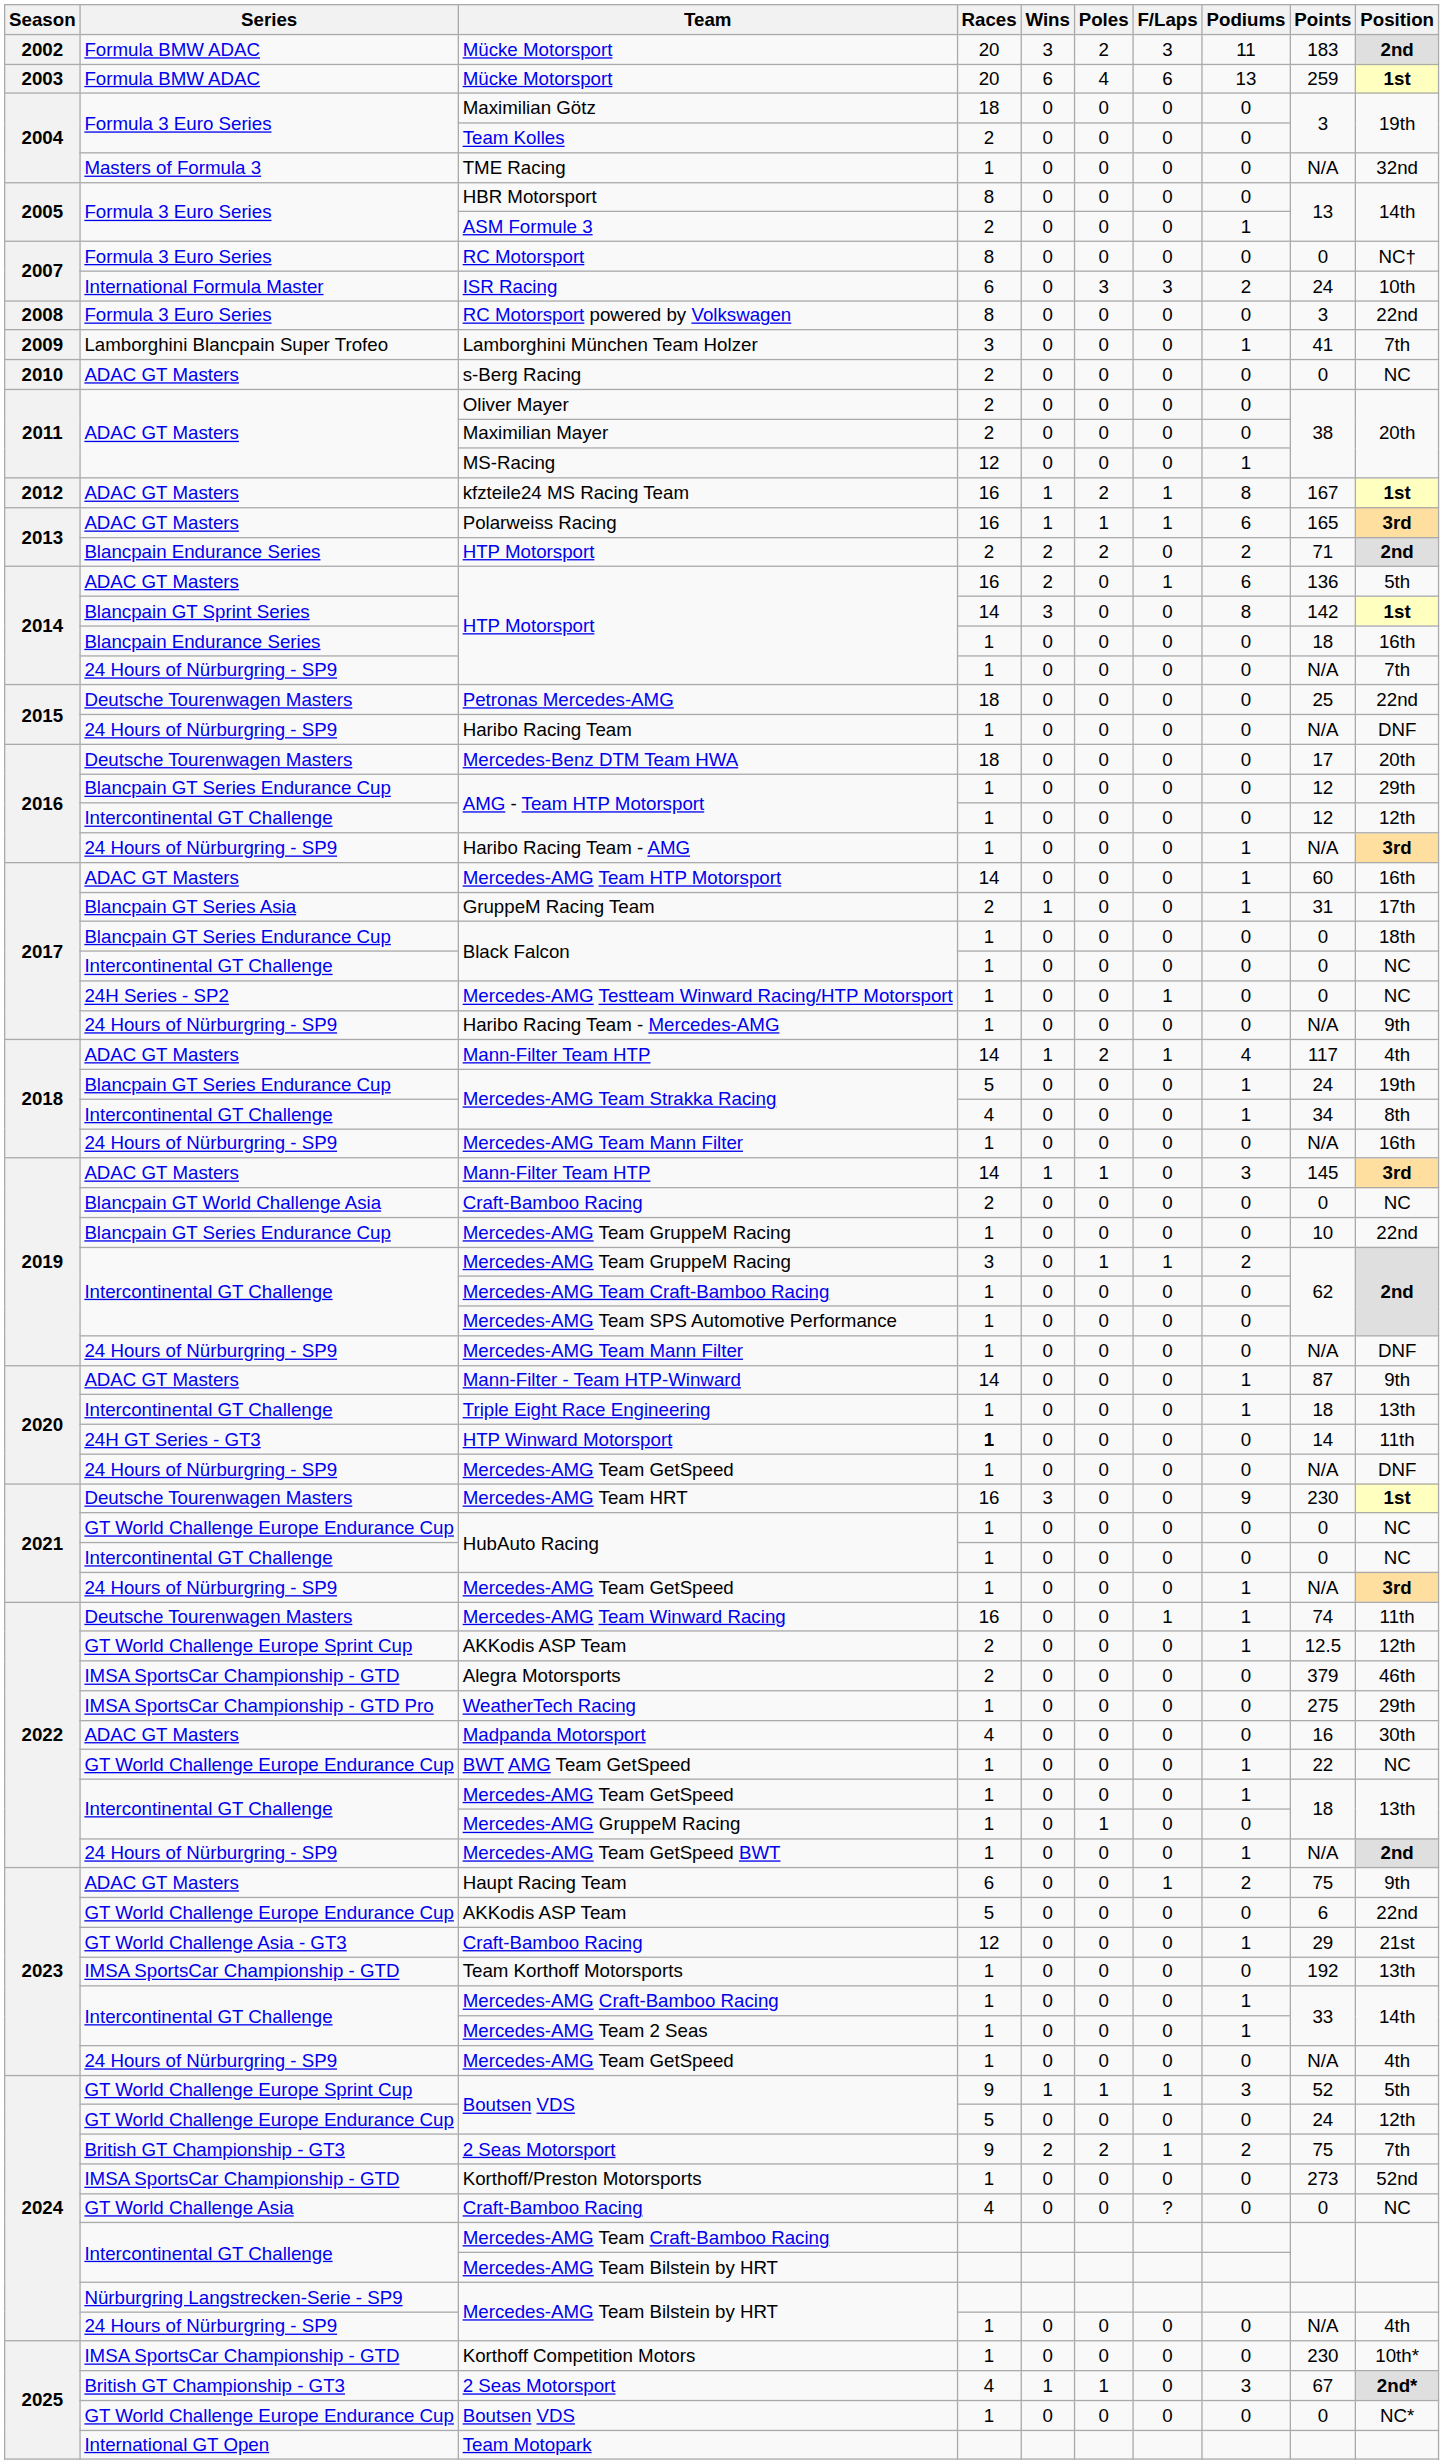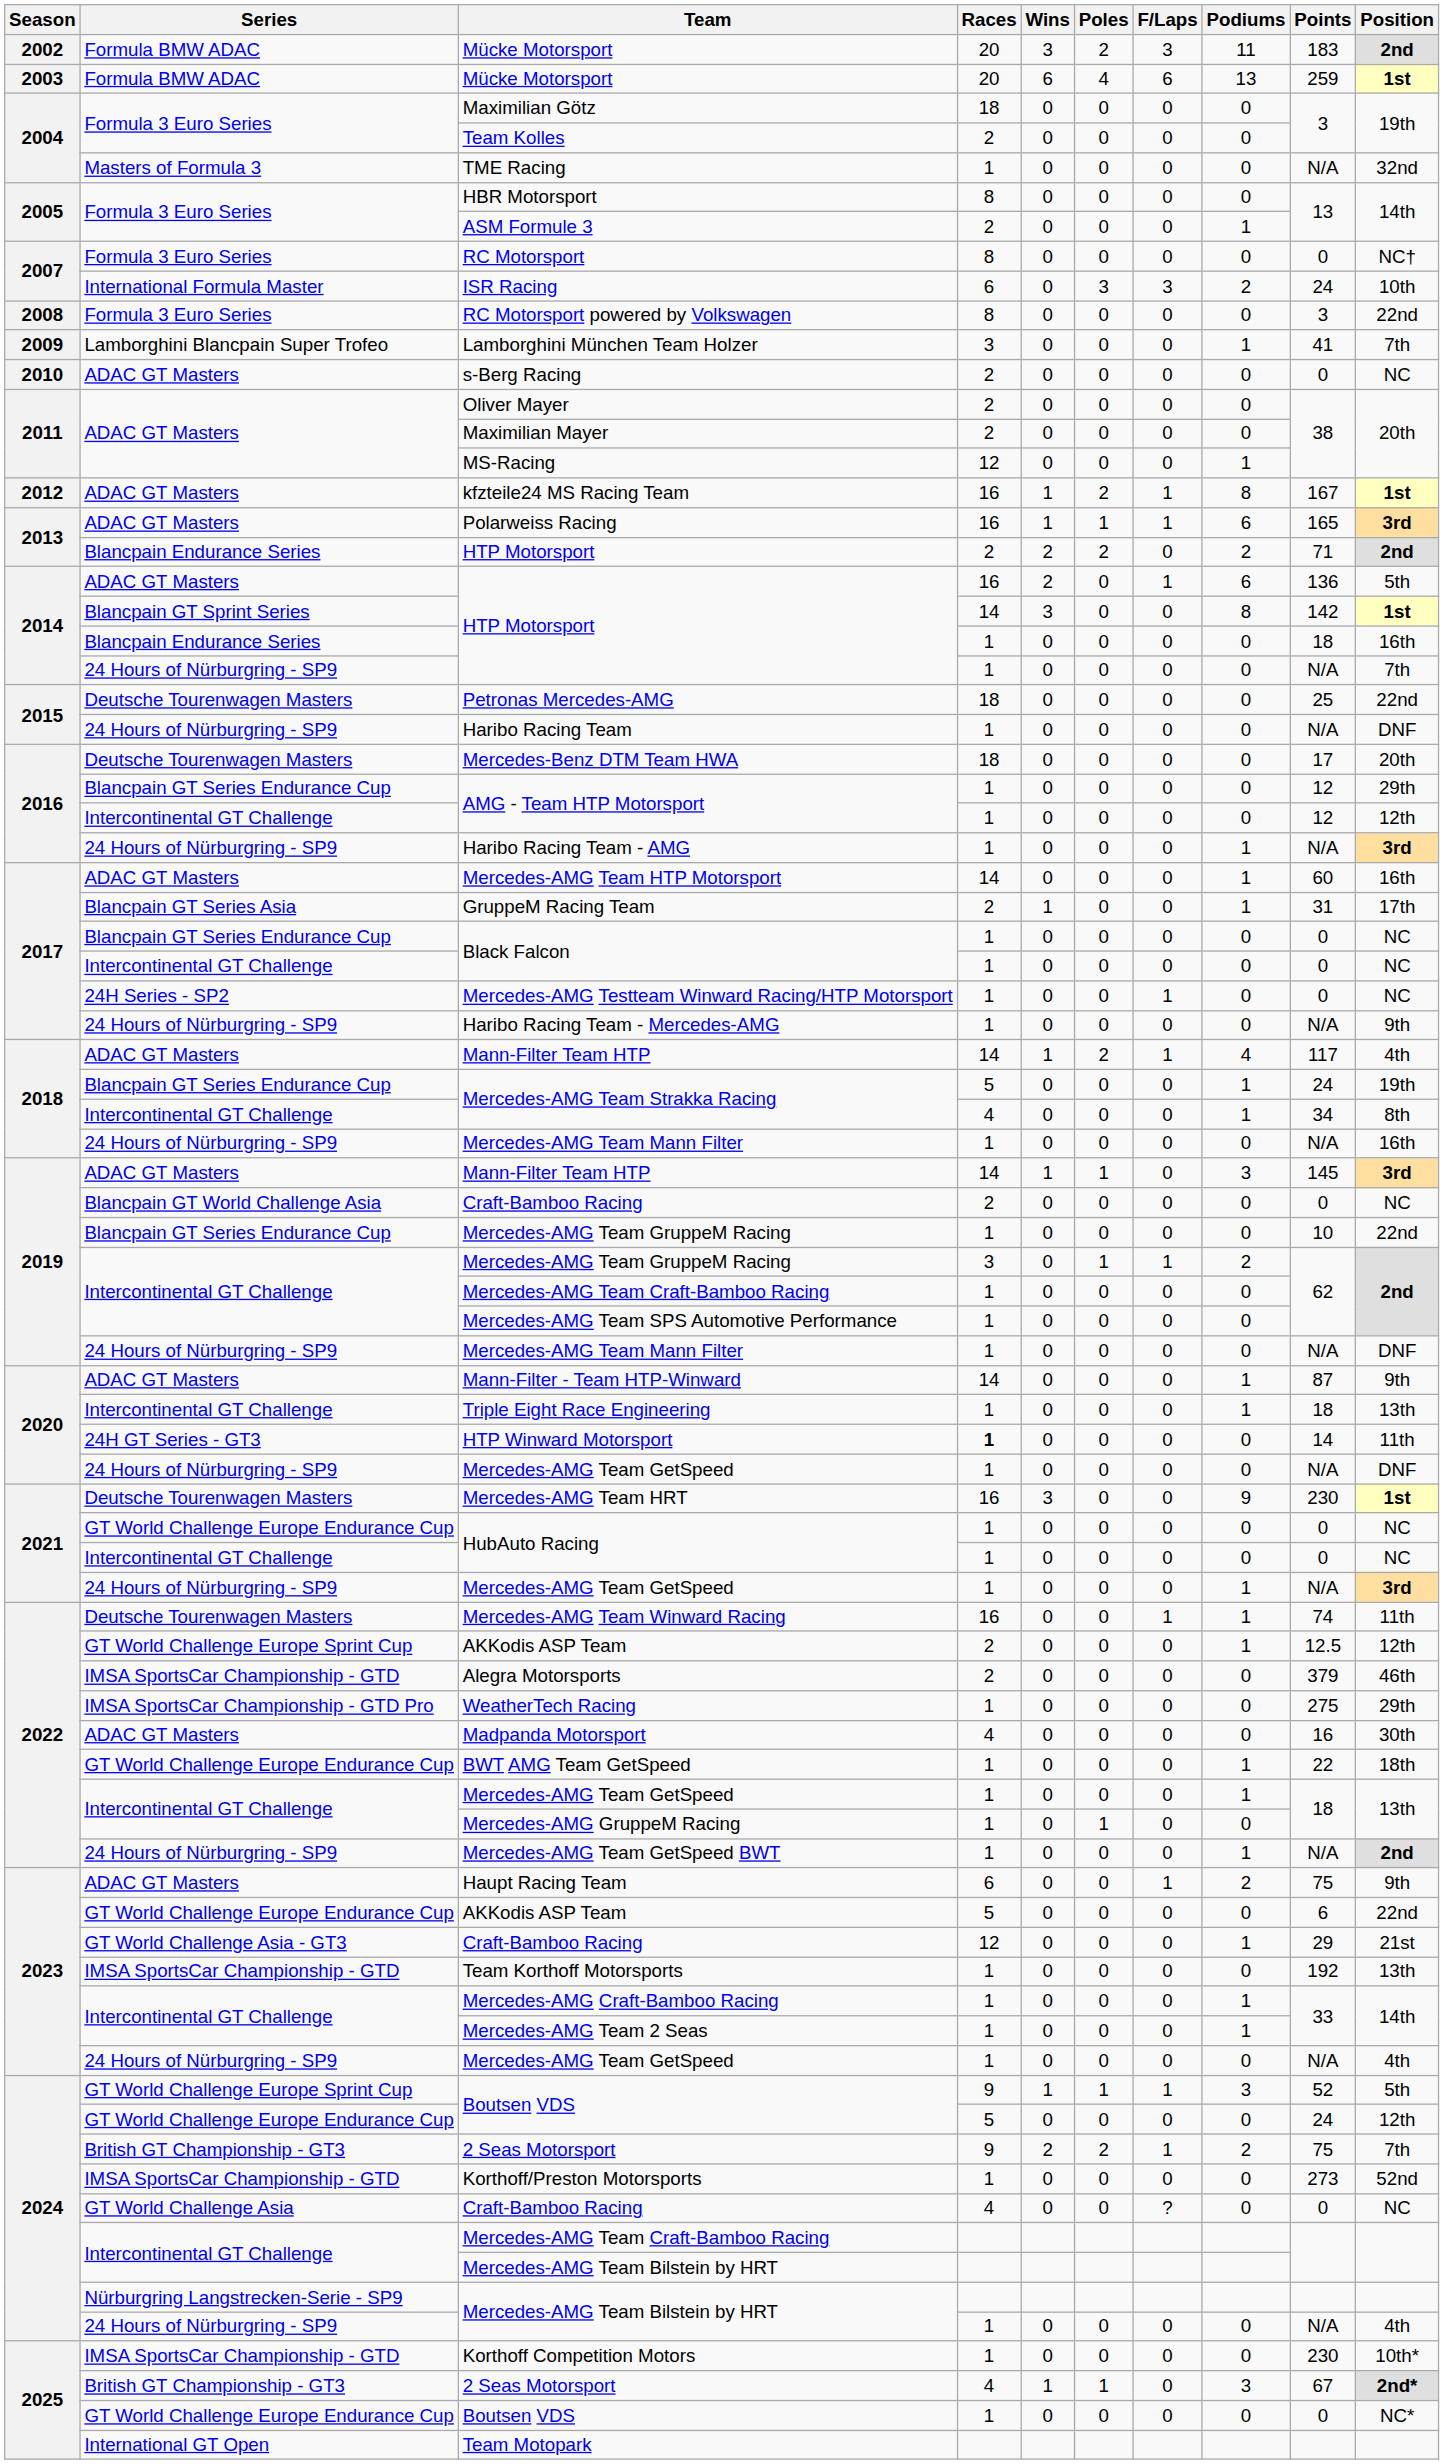(1397, 937) 18th -> (1397, 937) NC
(1397, 1765) NC -> (1397, 1765) 18th
